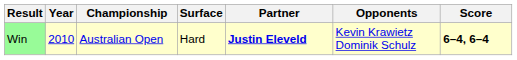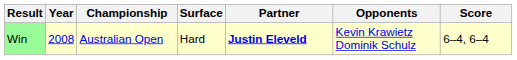(61, 38) 2010 -> (61, 38) 2008
(466, 38) bold -> (466, 38) normal
